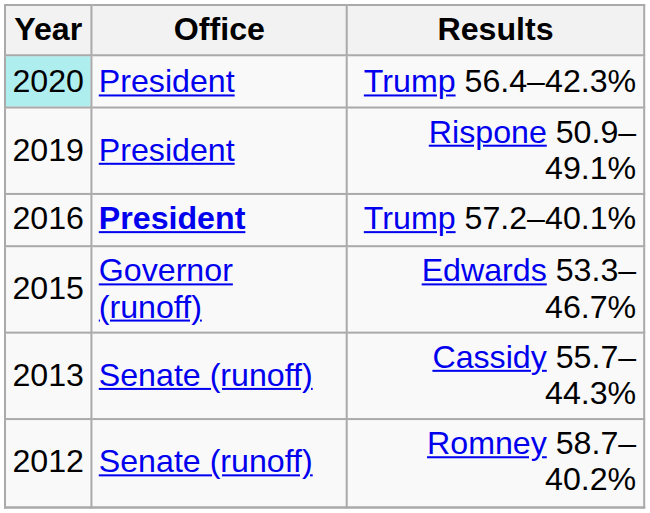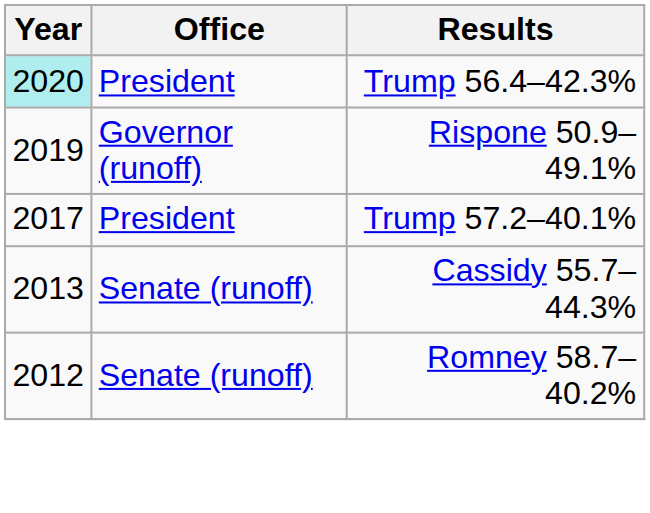(167, 150) President -> (166, 150) Governor (runoff)
(48, 219) 2016 -> (48, 219) 2017
(172, 219) bold -> (167, 219) normal
- row: (529, 288)
